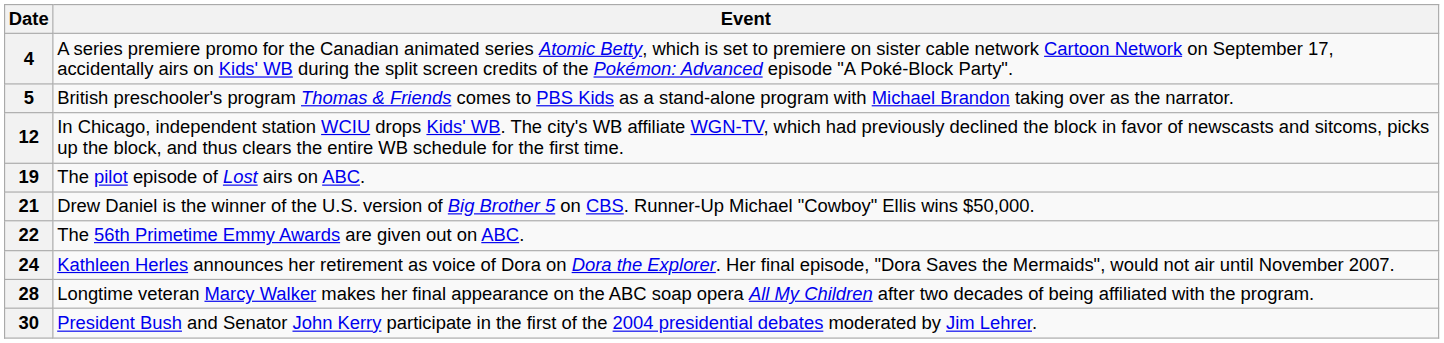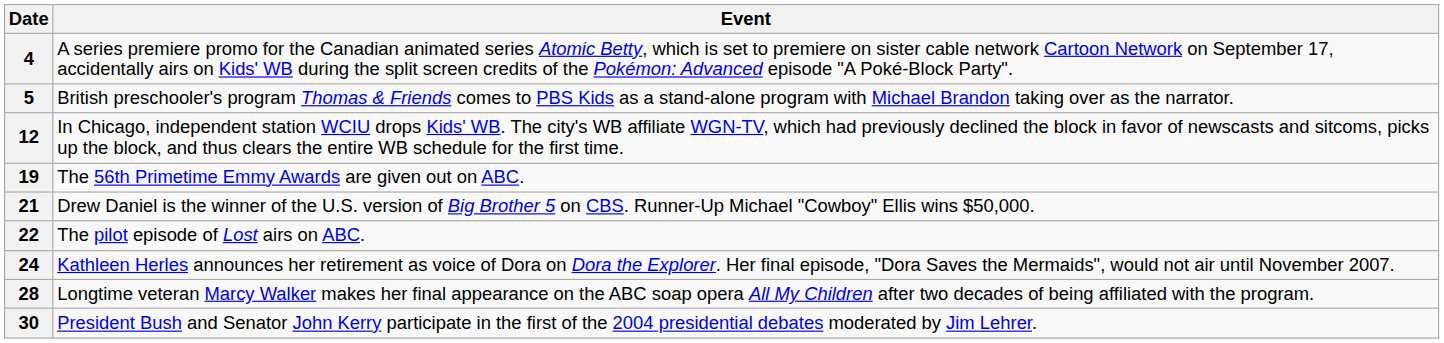(211, 177) The pilot episode of Lost airs on ABC. -> (291, 177) The 56th Primetime Emmy Awards are given out on ABC.
(291, 235) The 56th Primetime Emmy Awards are given out on ABC. -> (211, 235) The pilot episode of Lost airs on ABC.
